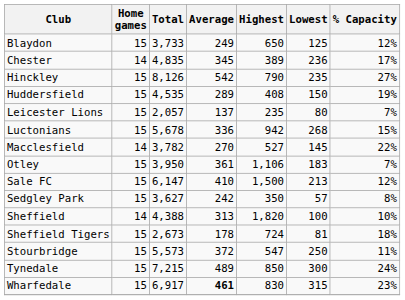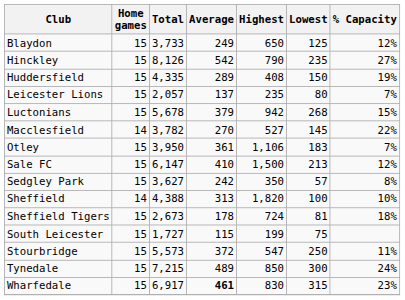- row: (29, 60)
(168, 95) 4,535 -> (168, 78) 4,335
(224, 130) 336 -> (224, 112) 379
+ row: (55, 234)
